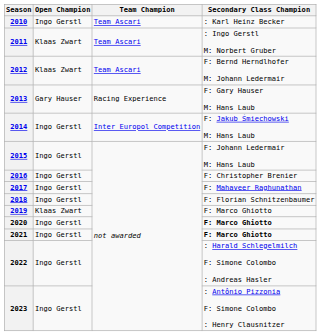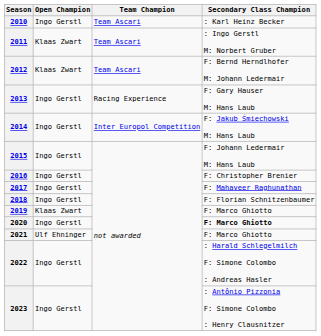(58, 99) Gary Hauser -> (58, 99) Ingo Gerstl
(58, 235) Ingo Gerstl -> (61, 235) Ulf Ehninger
(238, 235) bold -> (238, 235) normal
